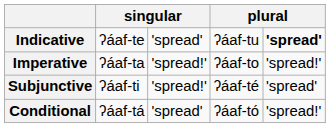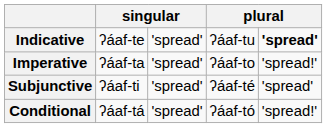(179, 63) 'spread!' -> (177, 63) 'spread'
(179, 87) 'spread!' -> (177, 87) 'spread'
